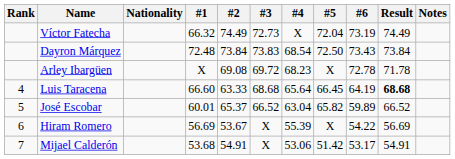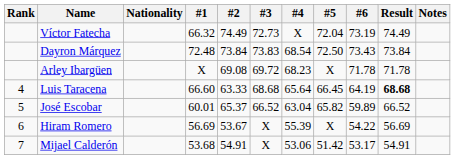(362, 70) 72.78 -> (362, 70) 71.78
